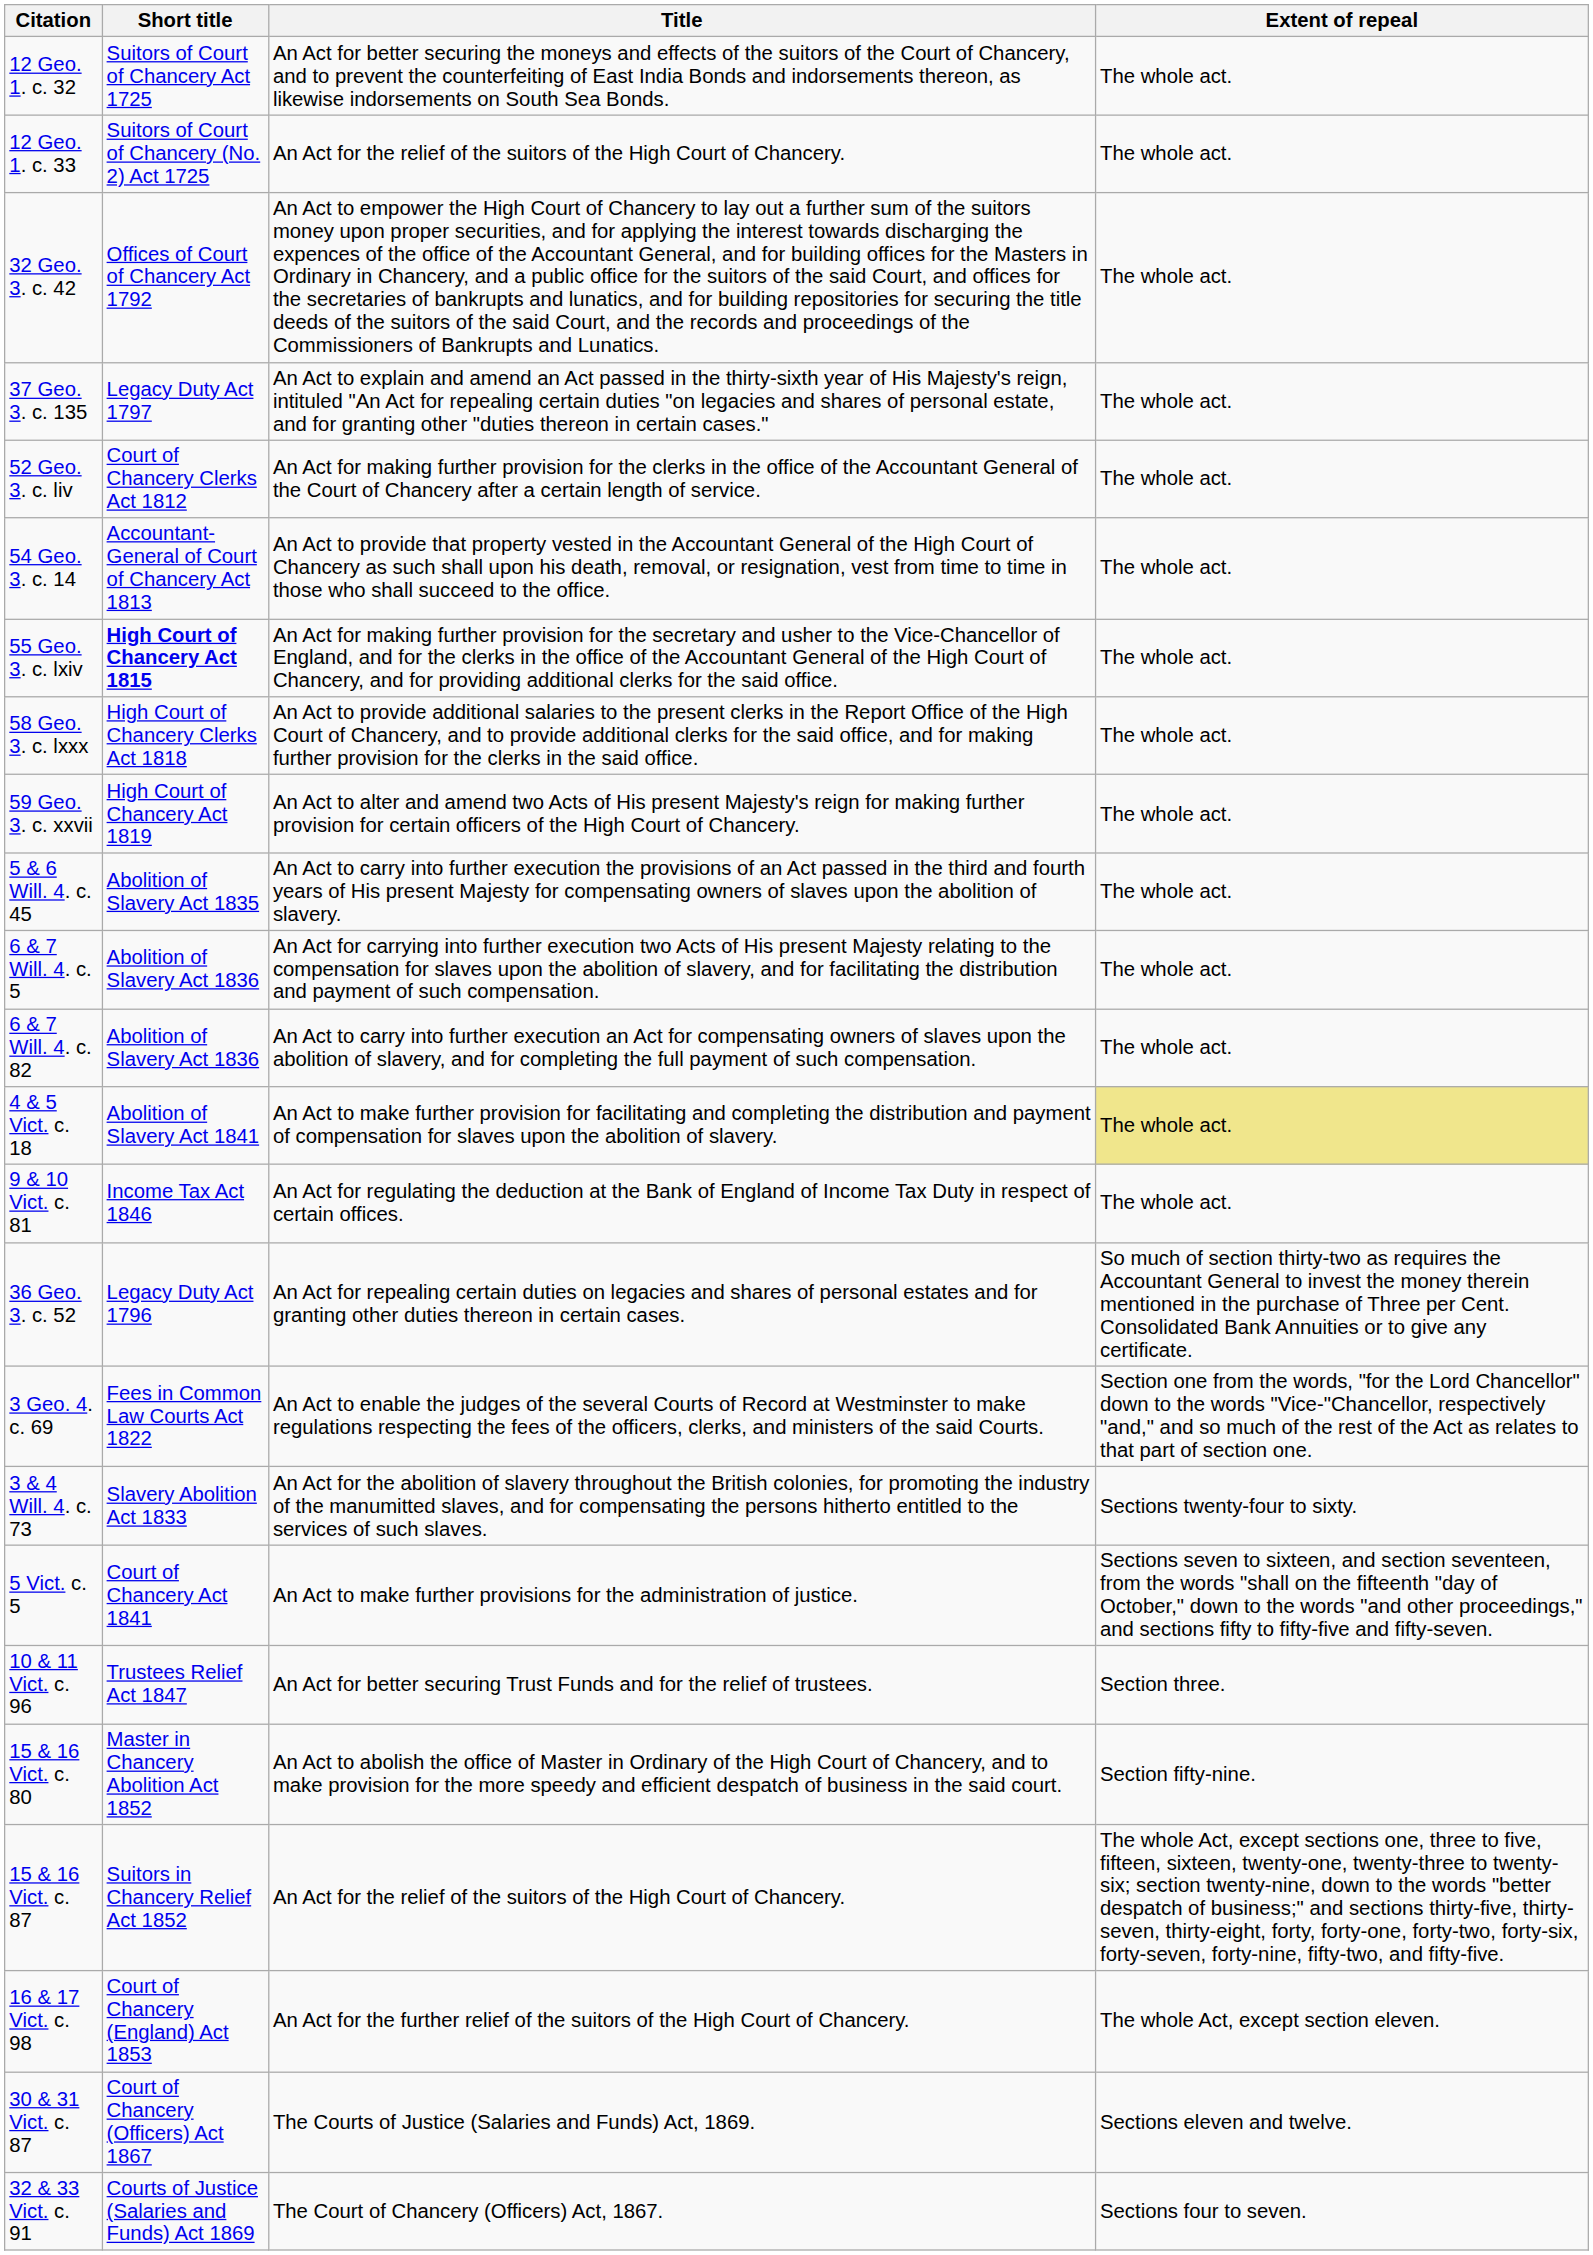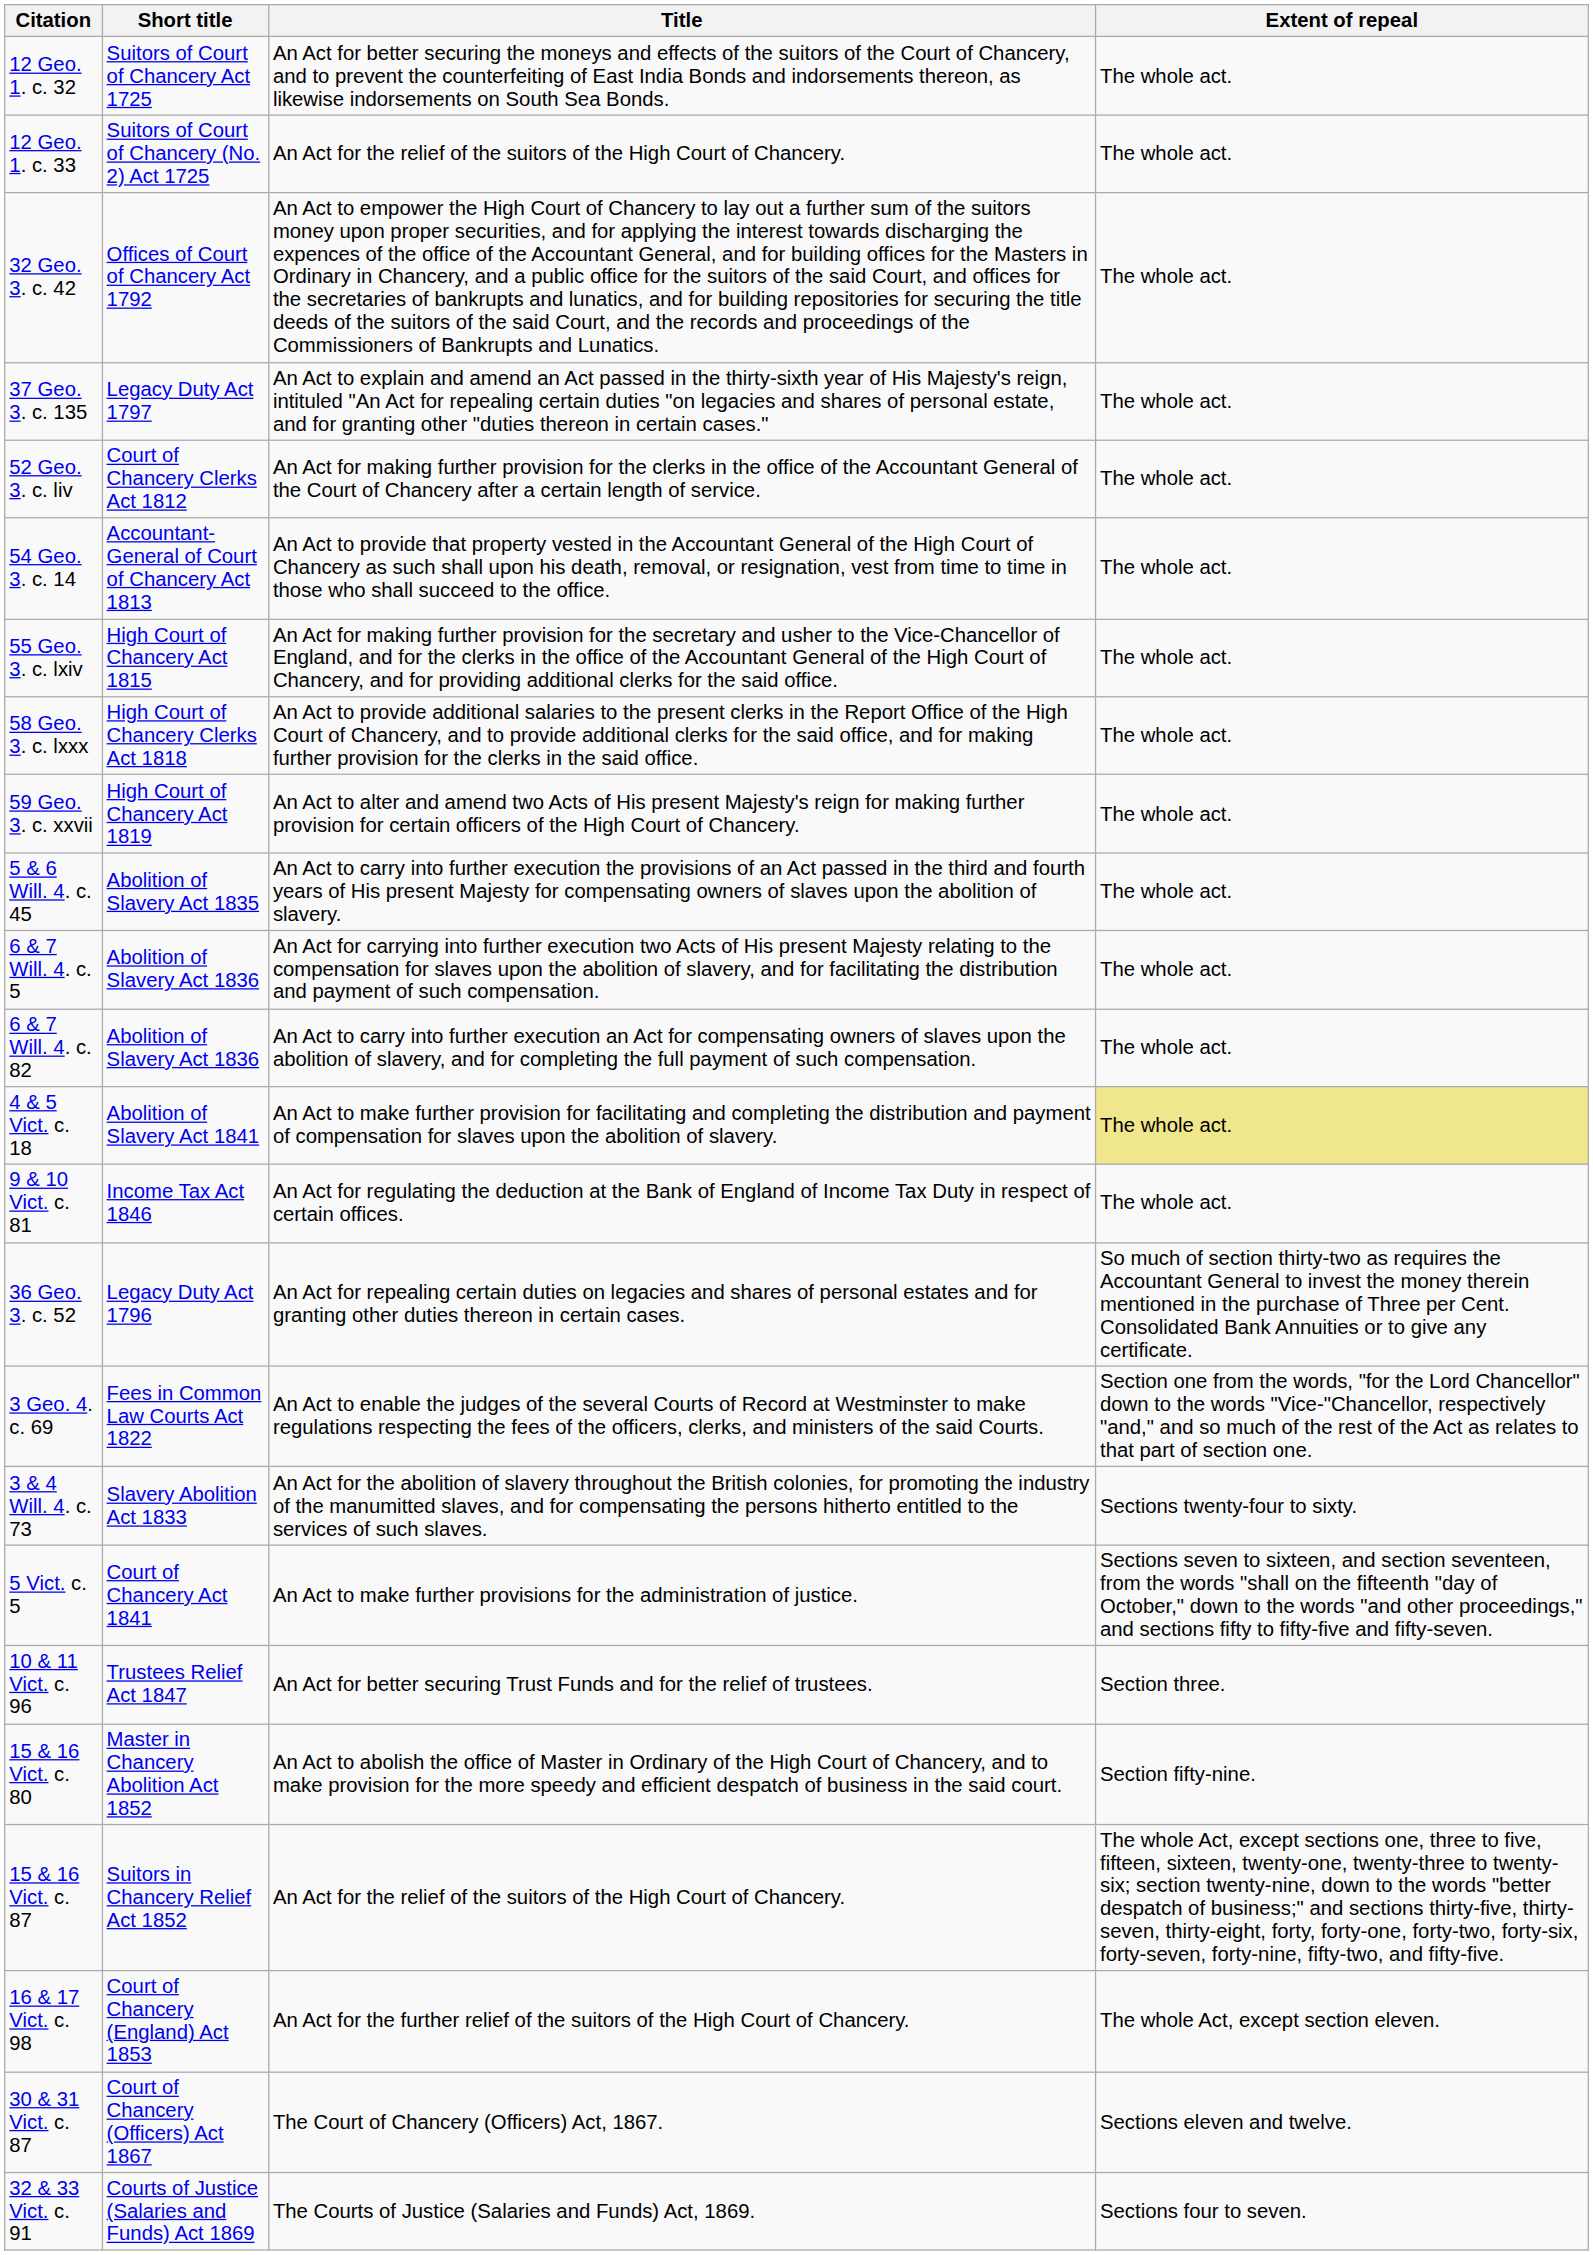(172, 657) bold -> (167, 657) normal
(514, 2121) The Courts of Justice (Salaries and Funds) Act, 1869. -> (468, 2121) The Court of Chancery (Officers) Act, 1867.
(468, 2211) The Court of Chancery (Officers) Act, 1867. -> (514, 2211) The Courts of Justice (Salaries and Funds) Act, 1869.
